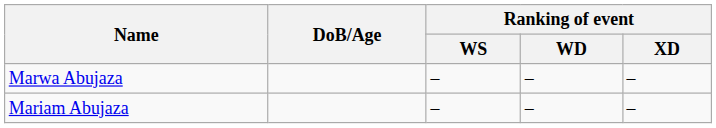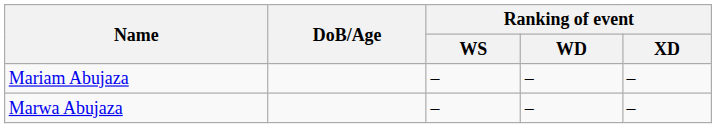rows swapped: (66, 78) <-> (69, 108)
